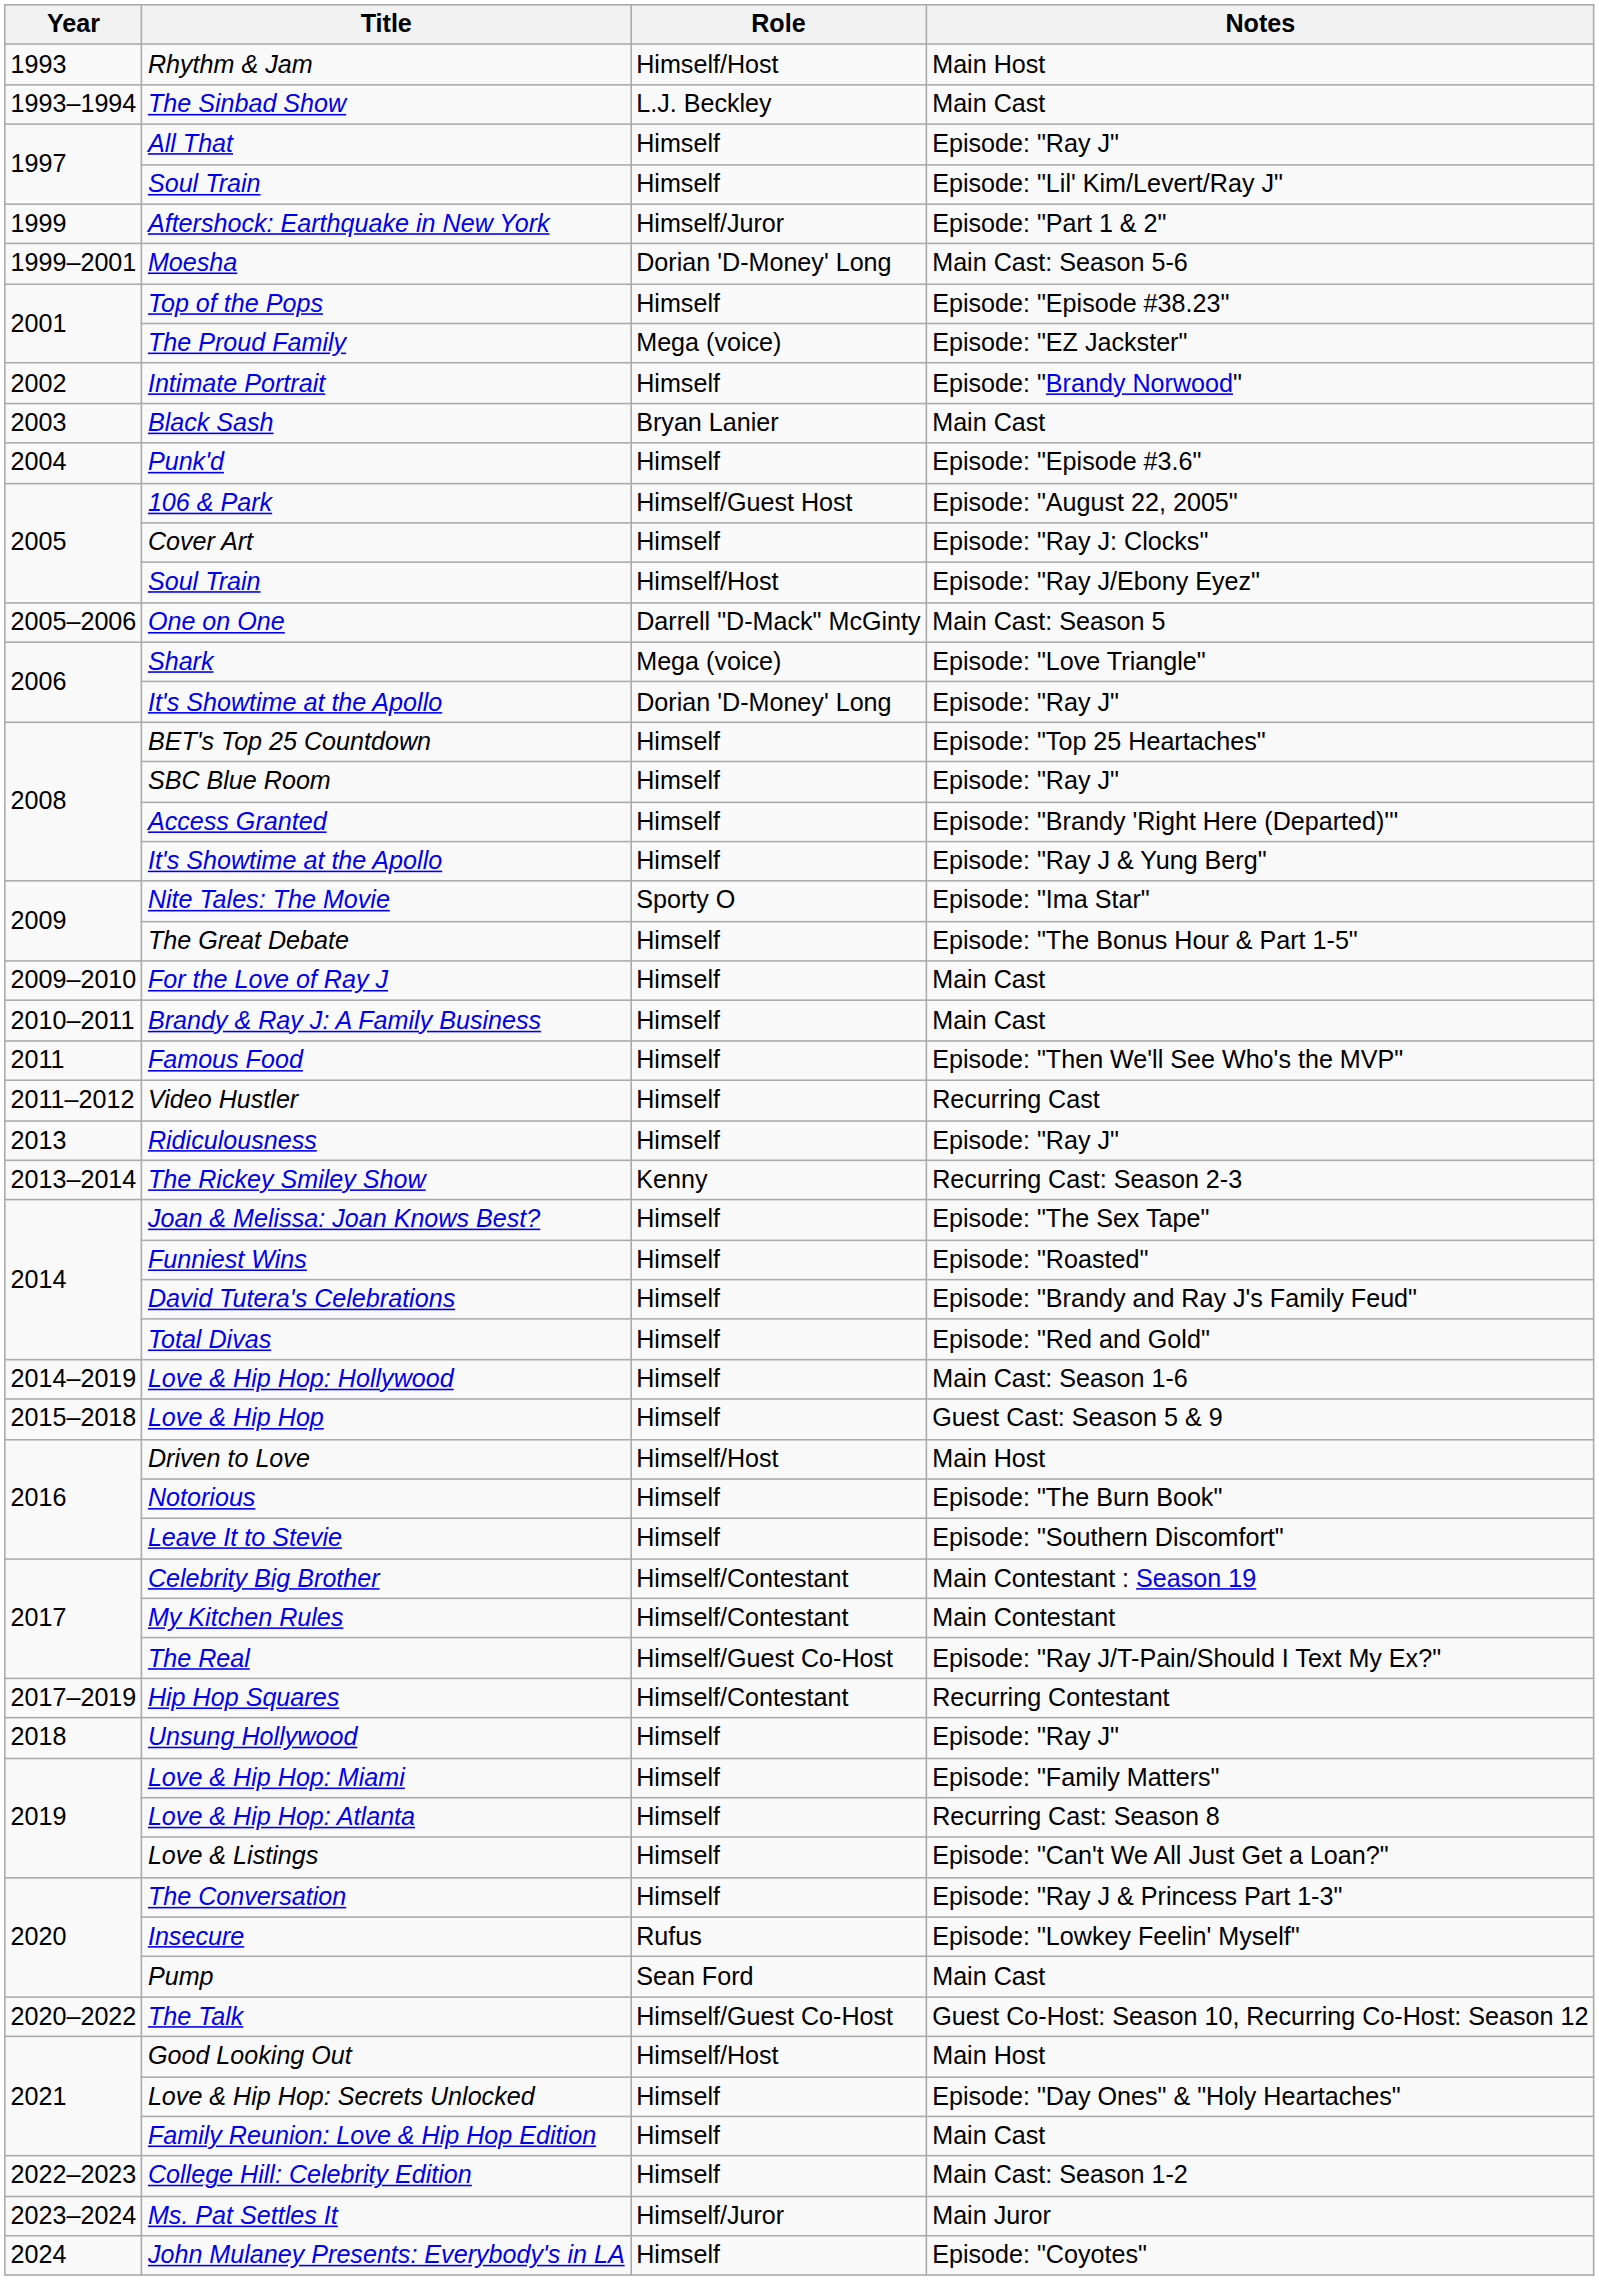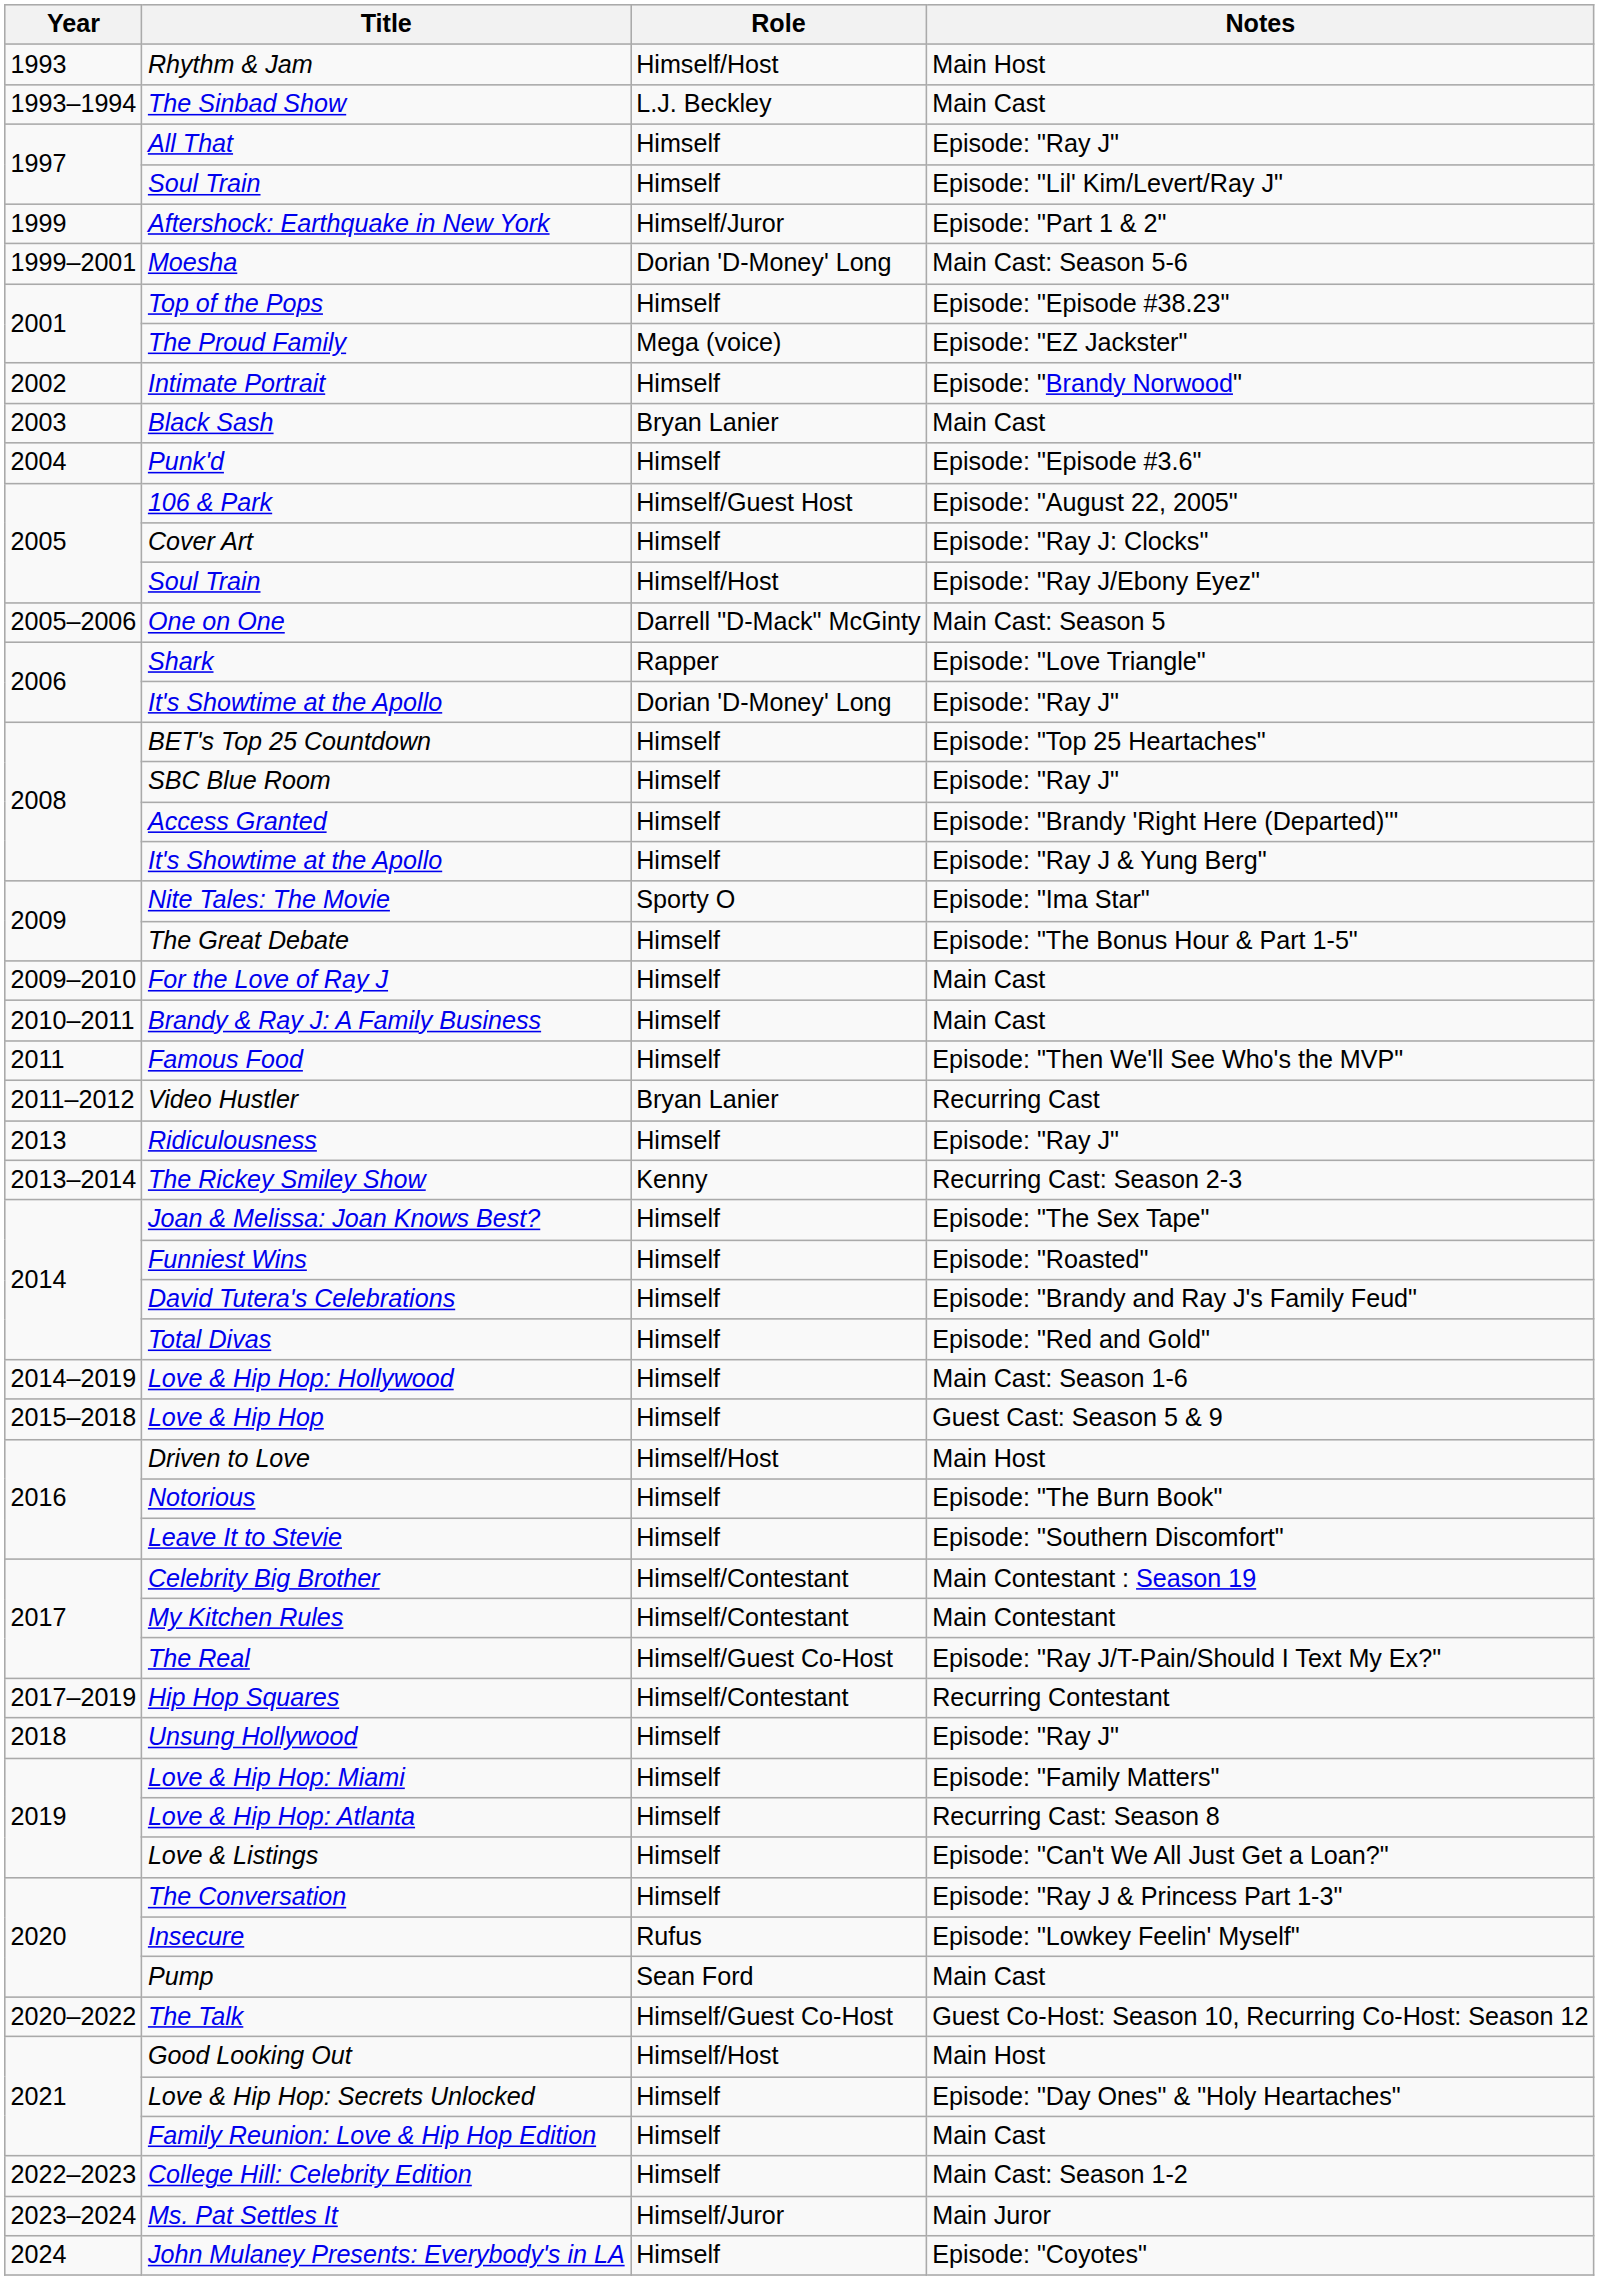(709, 661) Mega (voice) -> (677, 661) Rapper
(678, 1100) Himself -> (707, 1100) Bryan Lanier
